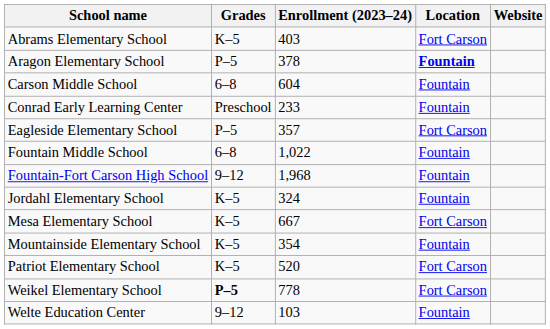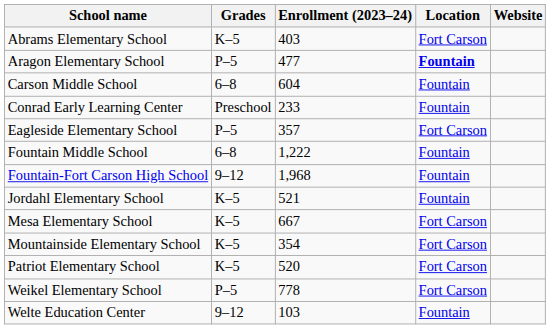(289, 61) 378 -> (289, 61) 477
(294, 152) 1,022 -> (294, 152) 1,222
(289, 198) 324 -> (289, 198) 521
(444, 244) Fountain -> (453, 244) Fort Carson
(226, 289) bold -> (226, 289) normal
